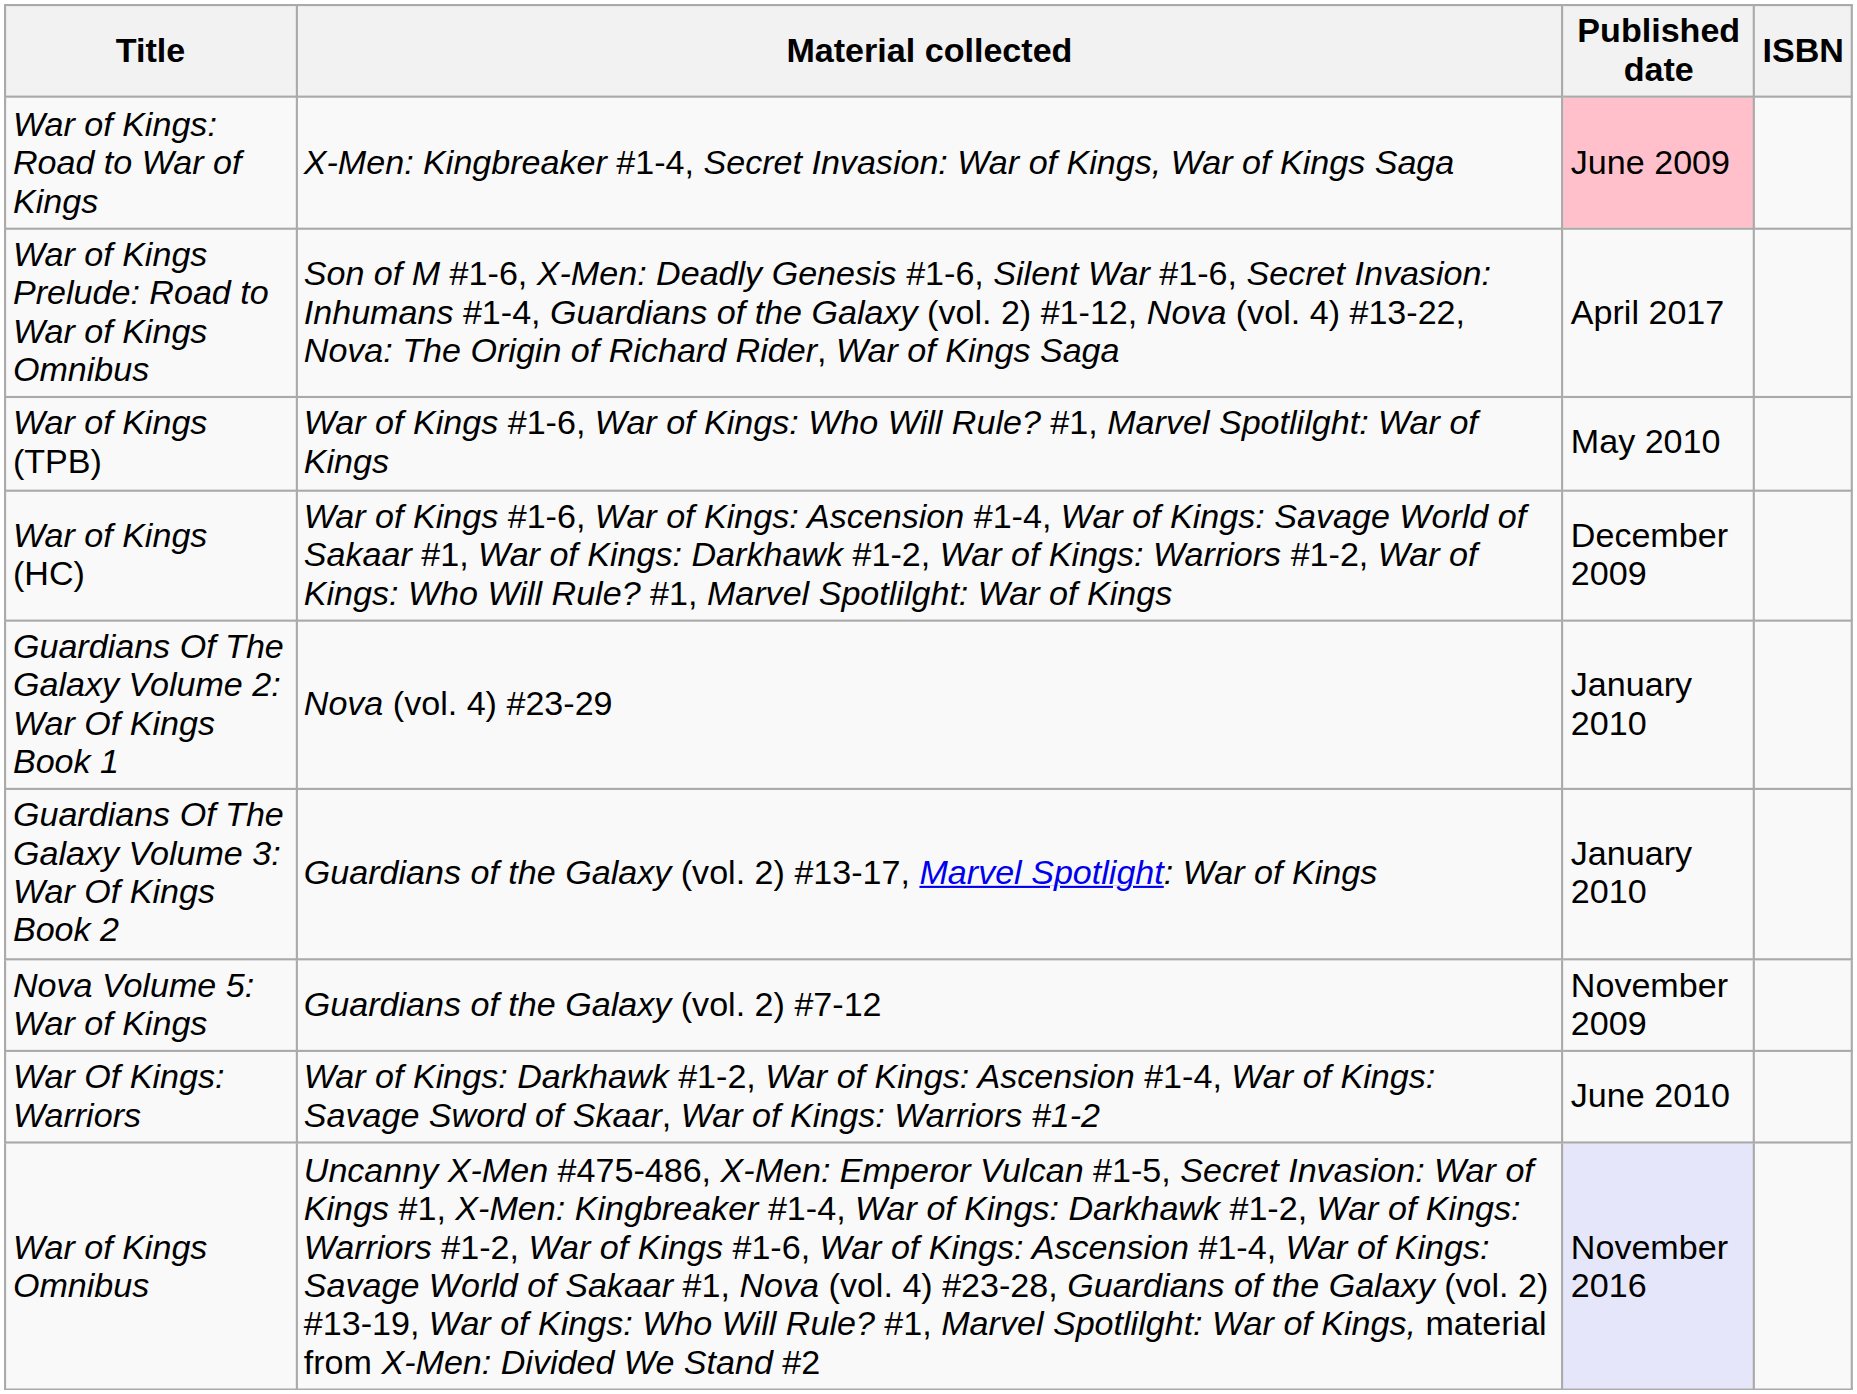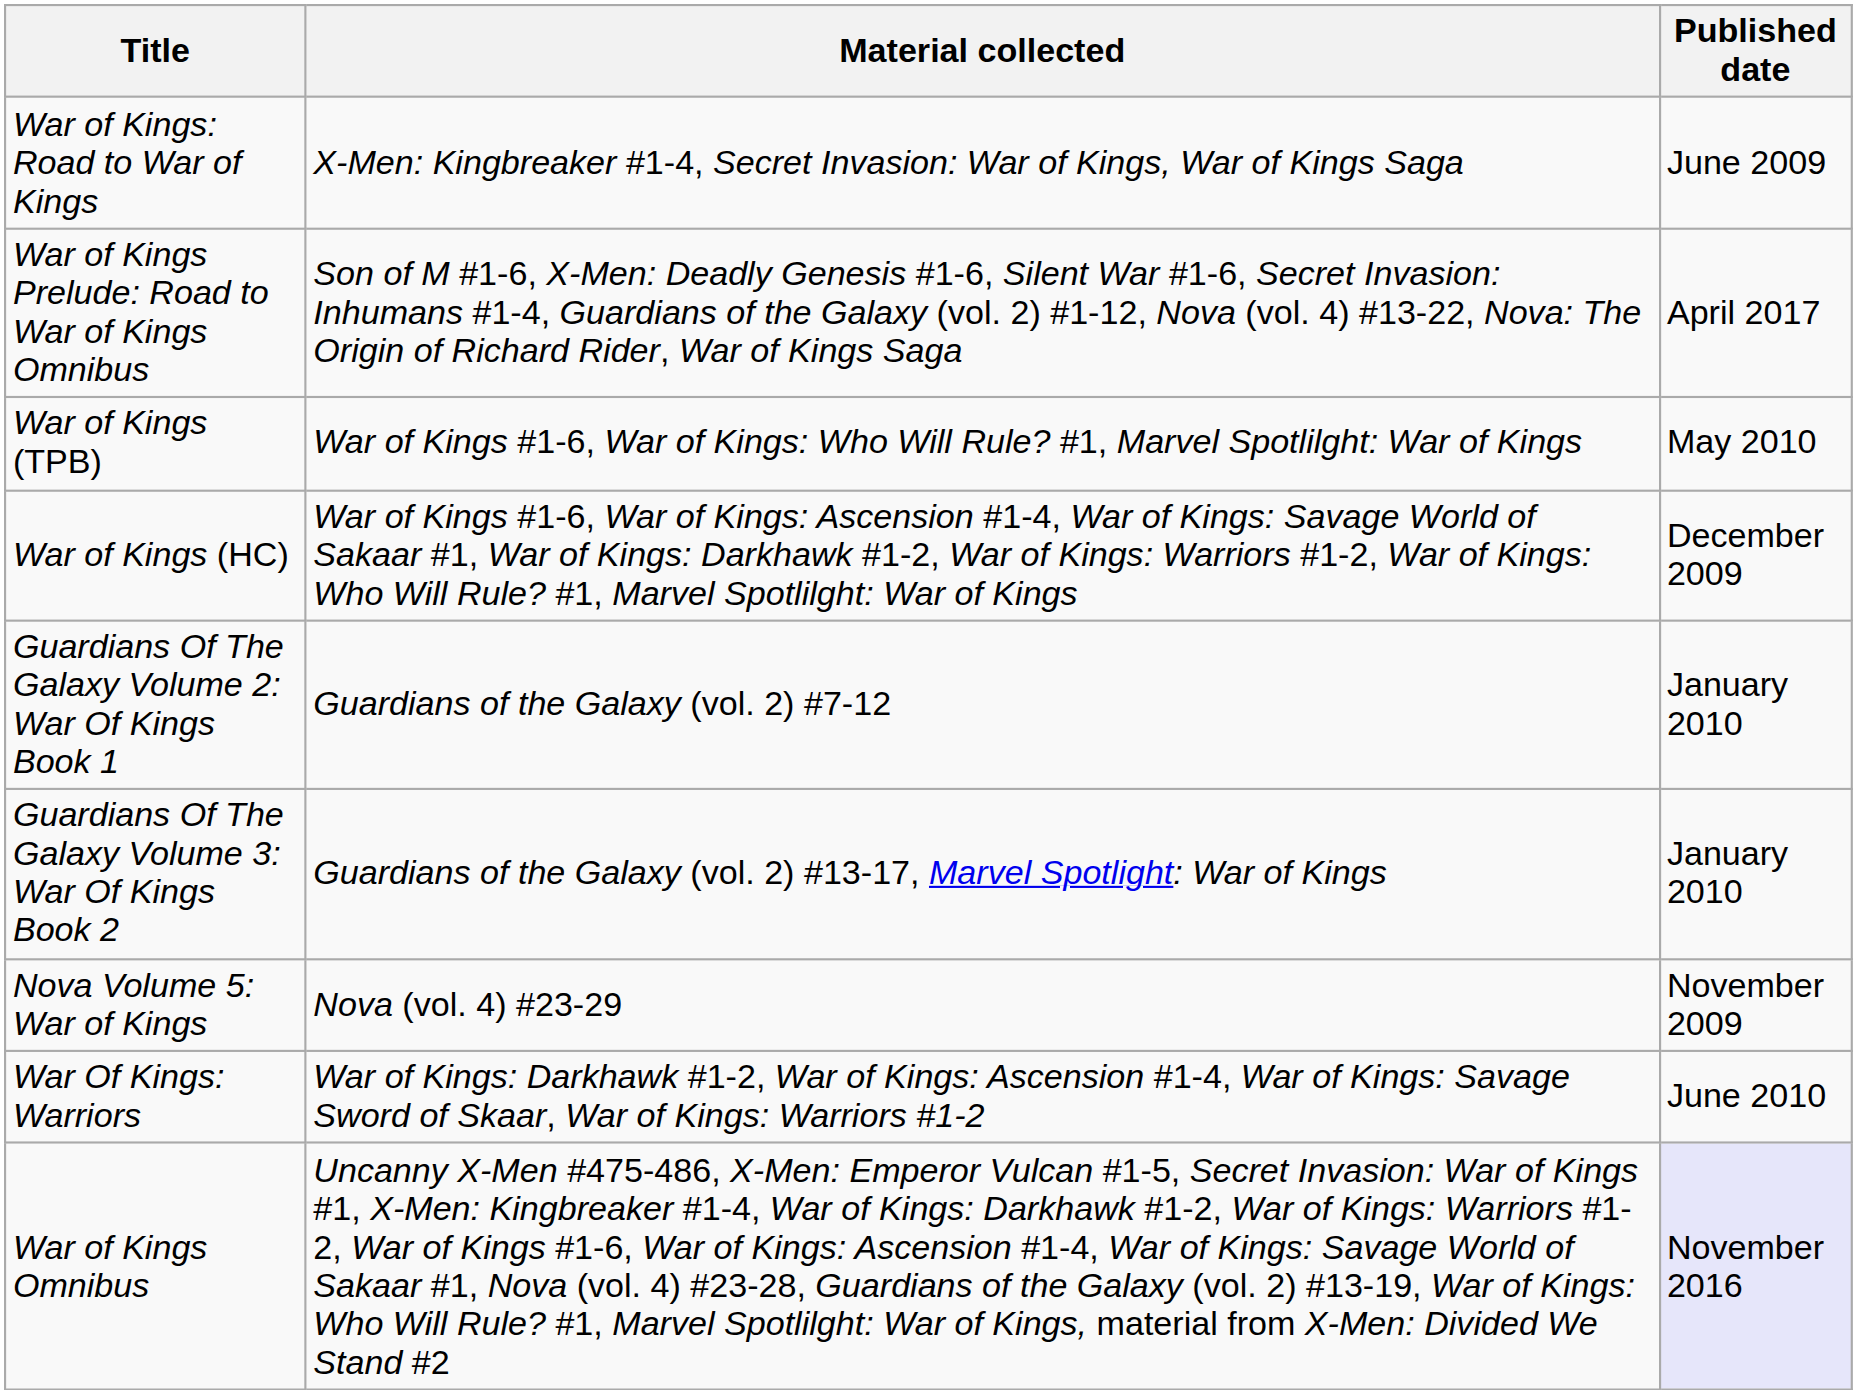- column: (1803, 50)
(1650, 162) pink background -> (1746, 162) no background
(458, 704) Nova (vol. 4) #23-29 -> (602, 704) Guardians of the Galaxy (vol. 2) #7-12
(593, 1004) Guardians of the Galaxy (vol. 2) #7-12 -> (468, 1004) Nova (vol. 4) #23-29
